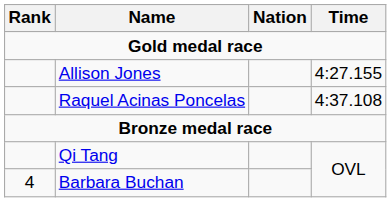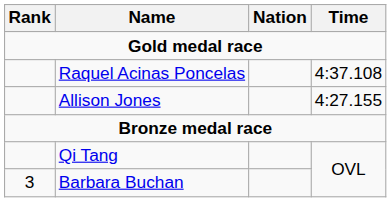rows swapped: (110, 73) <-> (152, 100)
(30, 182) 4 -> (30, 182) 3
